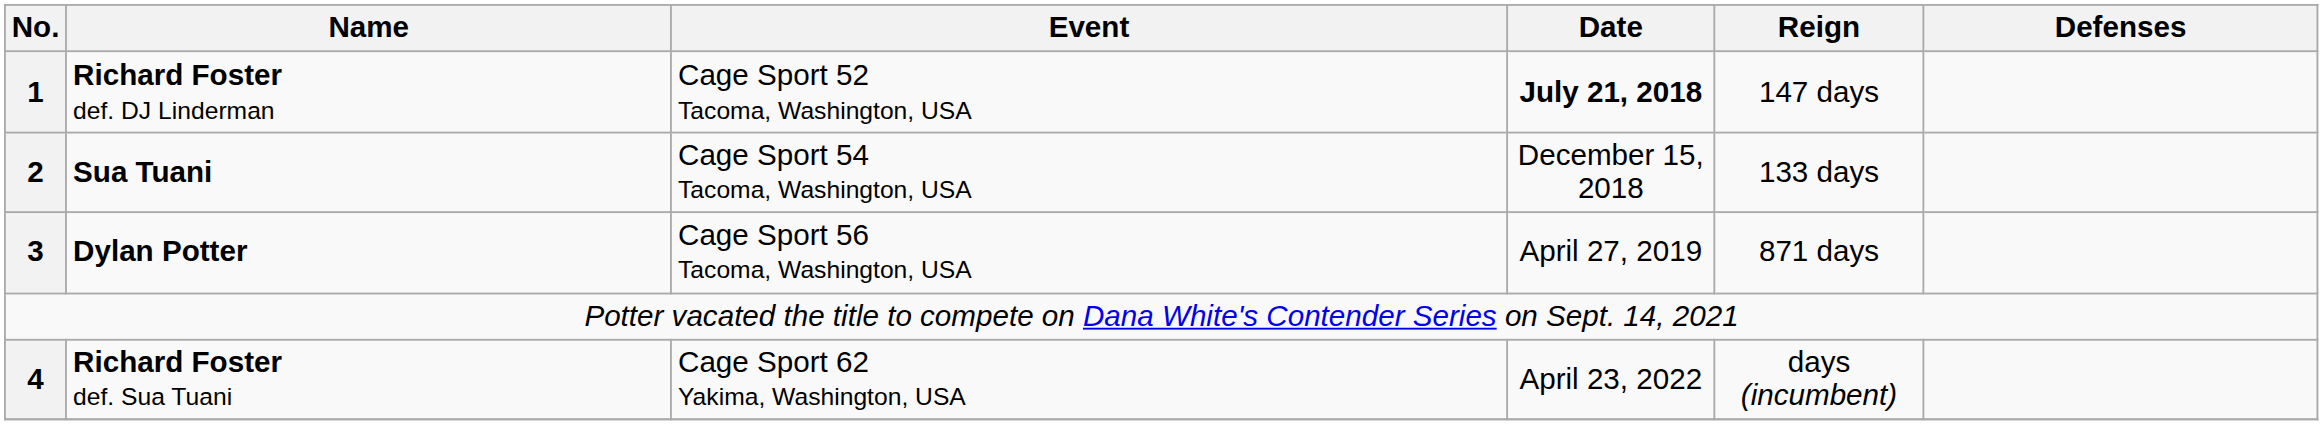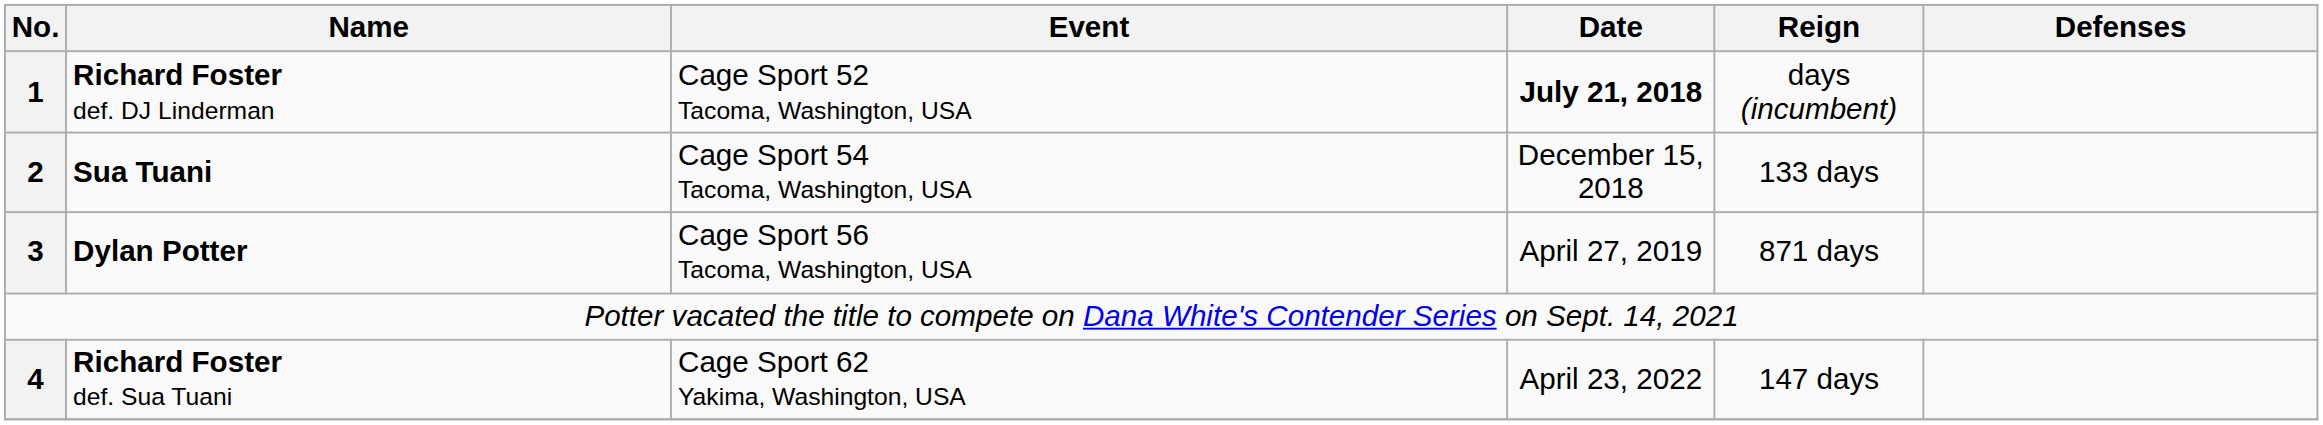(1819, 91) 147 days -> (1819, 91) days (incumbent)
(1819, 379) days (incumbent) -> (1819, 379) 147 days
